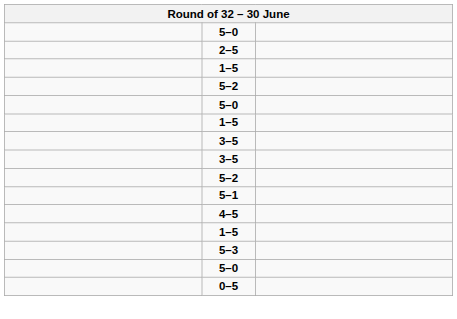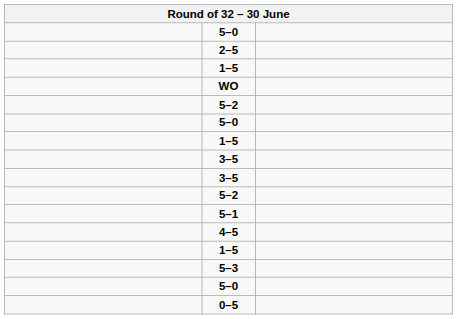+ row: (103, 87)
